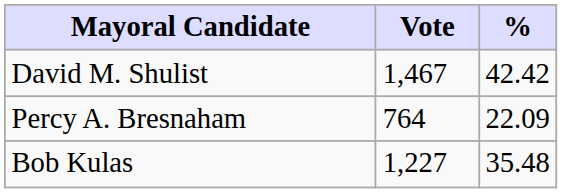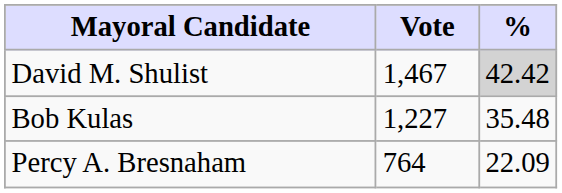(518, 72) no background -> (518, 72) lightgrey background
rows swapped: (72, 163) <-> (129, 118)
